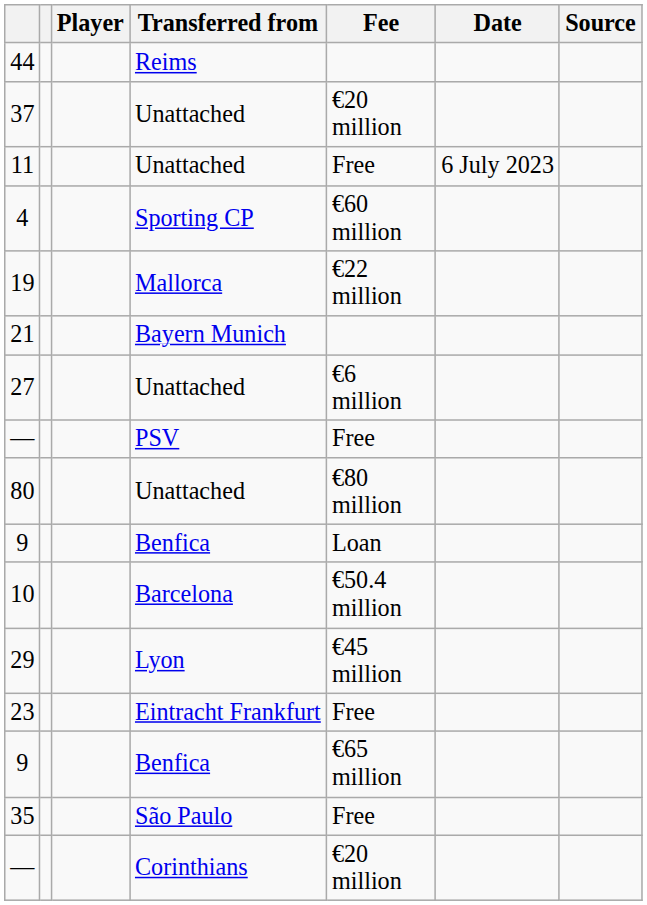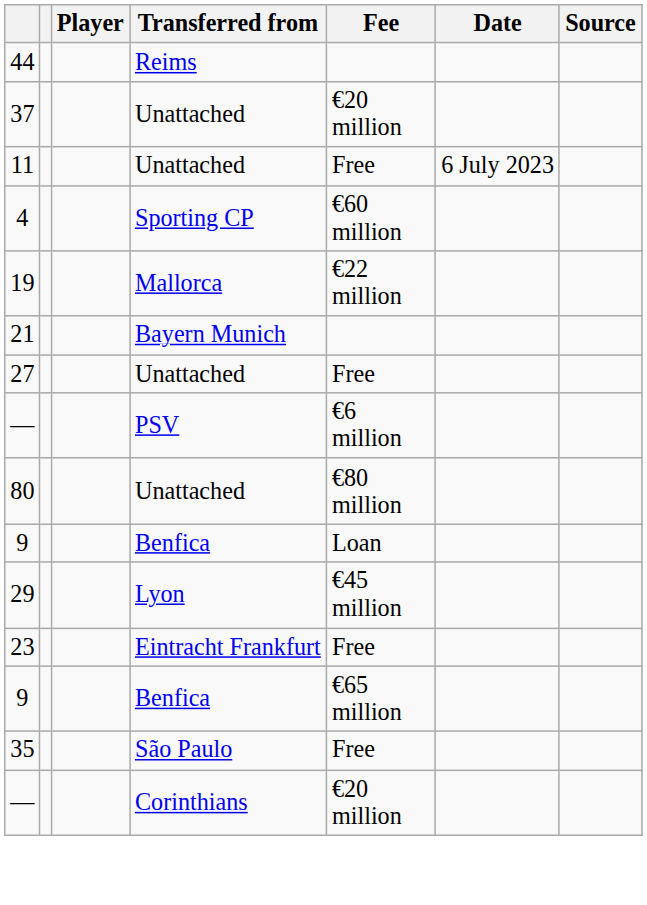(367, 387) €6 million -> (353, 373) Free
(353, 438) Free -> (367, 425) €6 million
- row: (22, 594)
